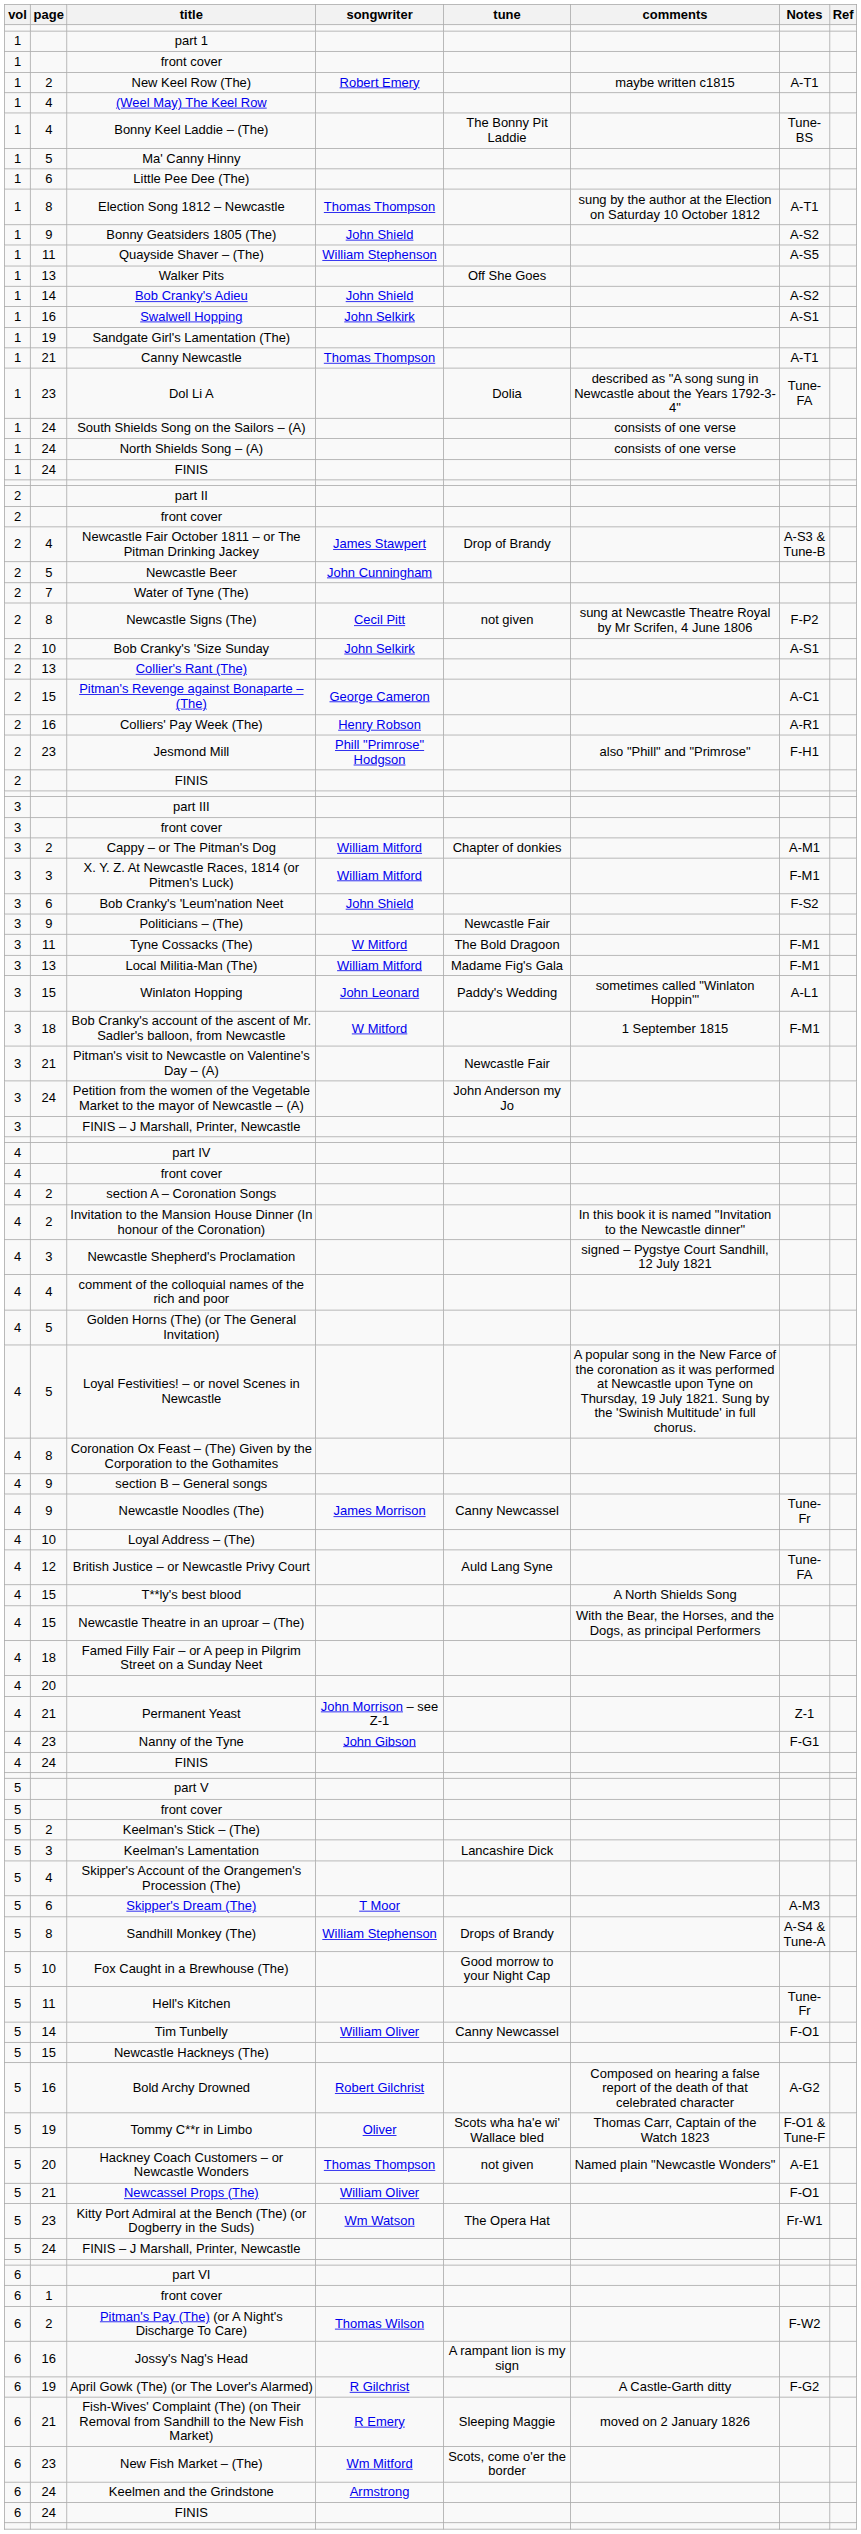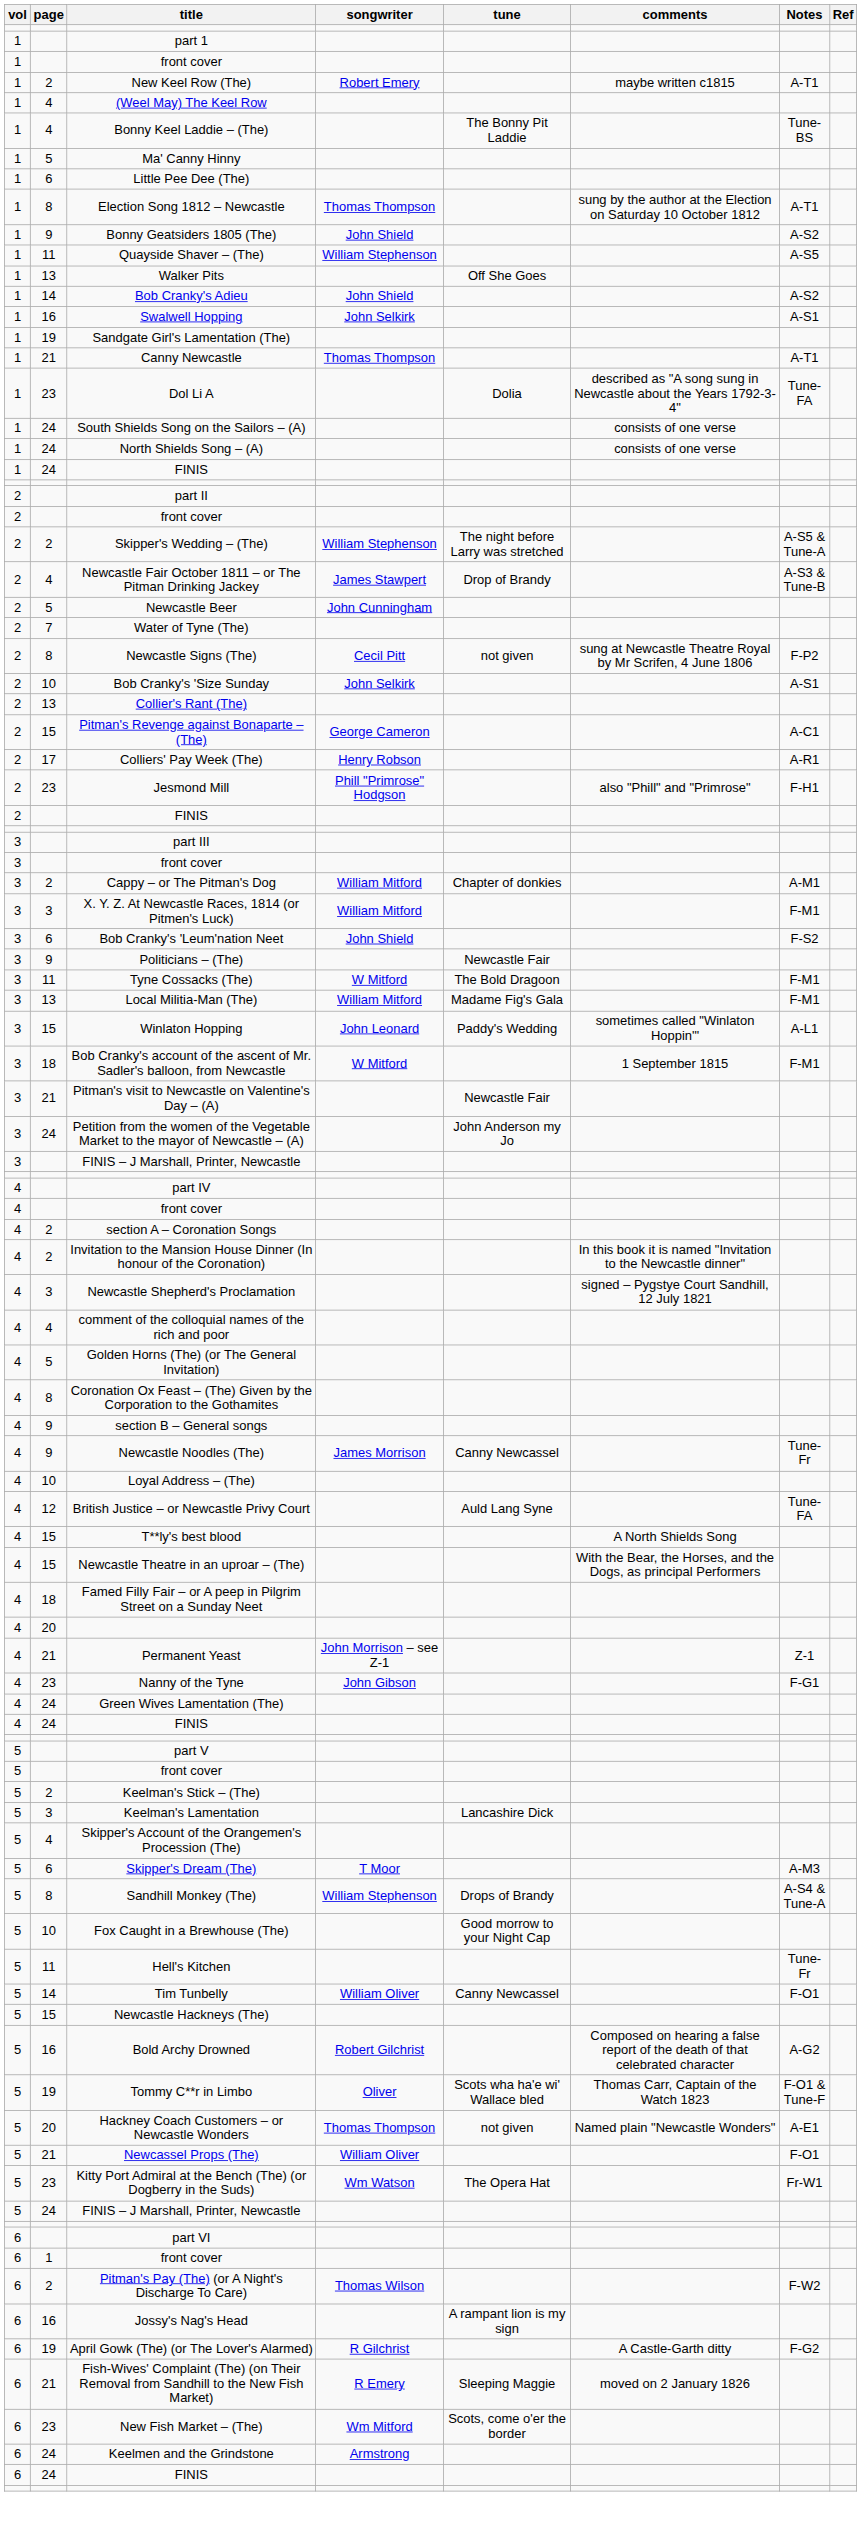+ row: (18, 544)
(49, 724) 16 -> (49, 759) 17
- row: (18, 1391)
+ row: (18, 1704)
